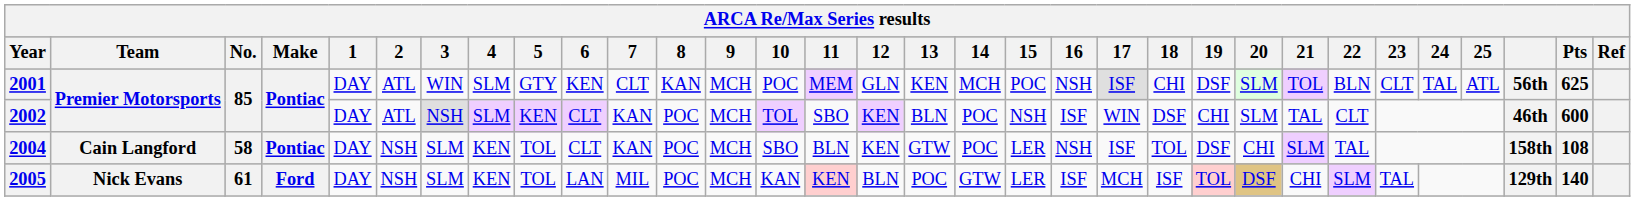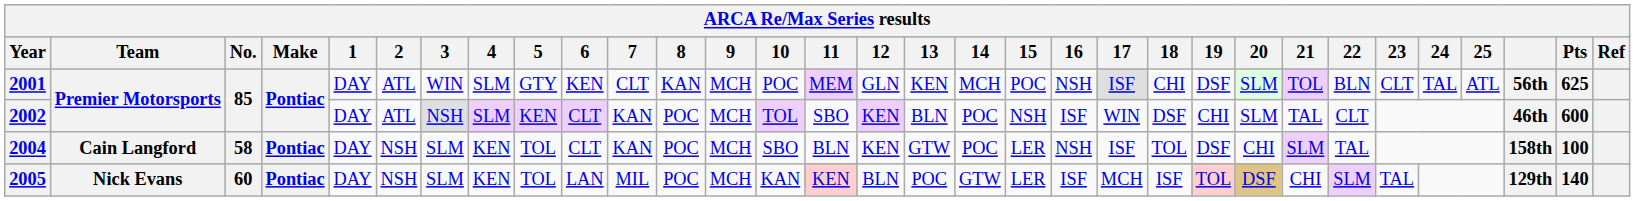(1575, 147) 108 -> (1575, 147) 100
(243, 179) 61 -> (243, 179) 60
(295, 179) Ford -> (295, 179) Pontiac
